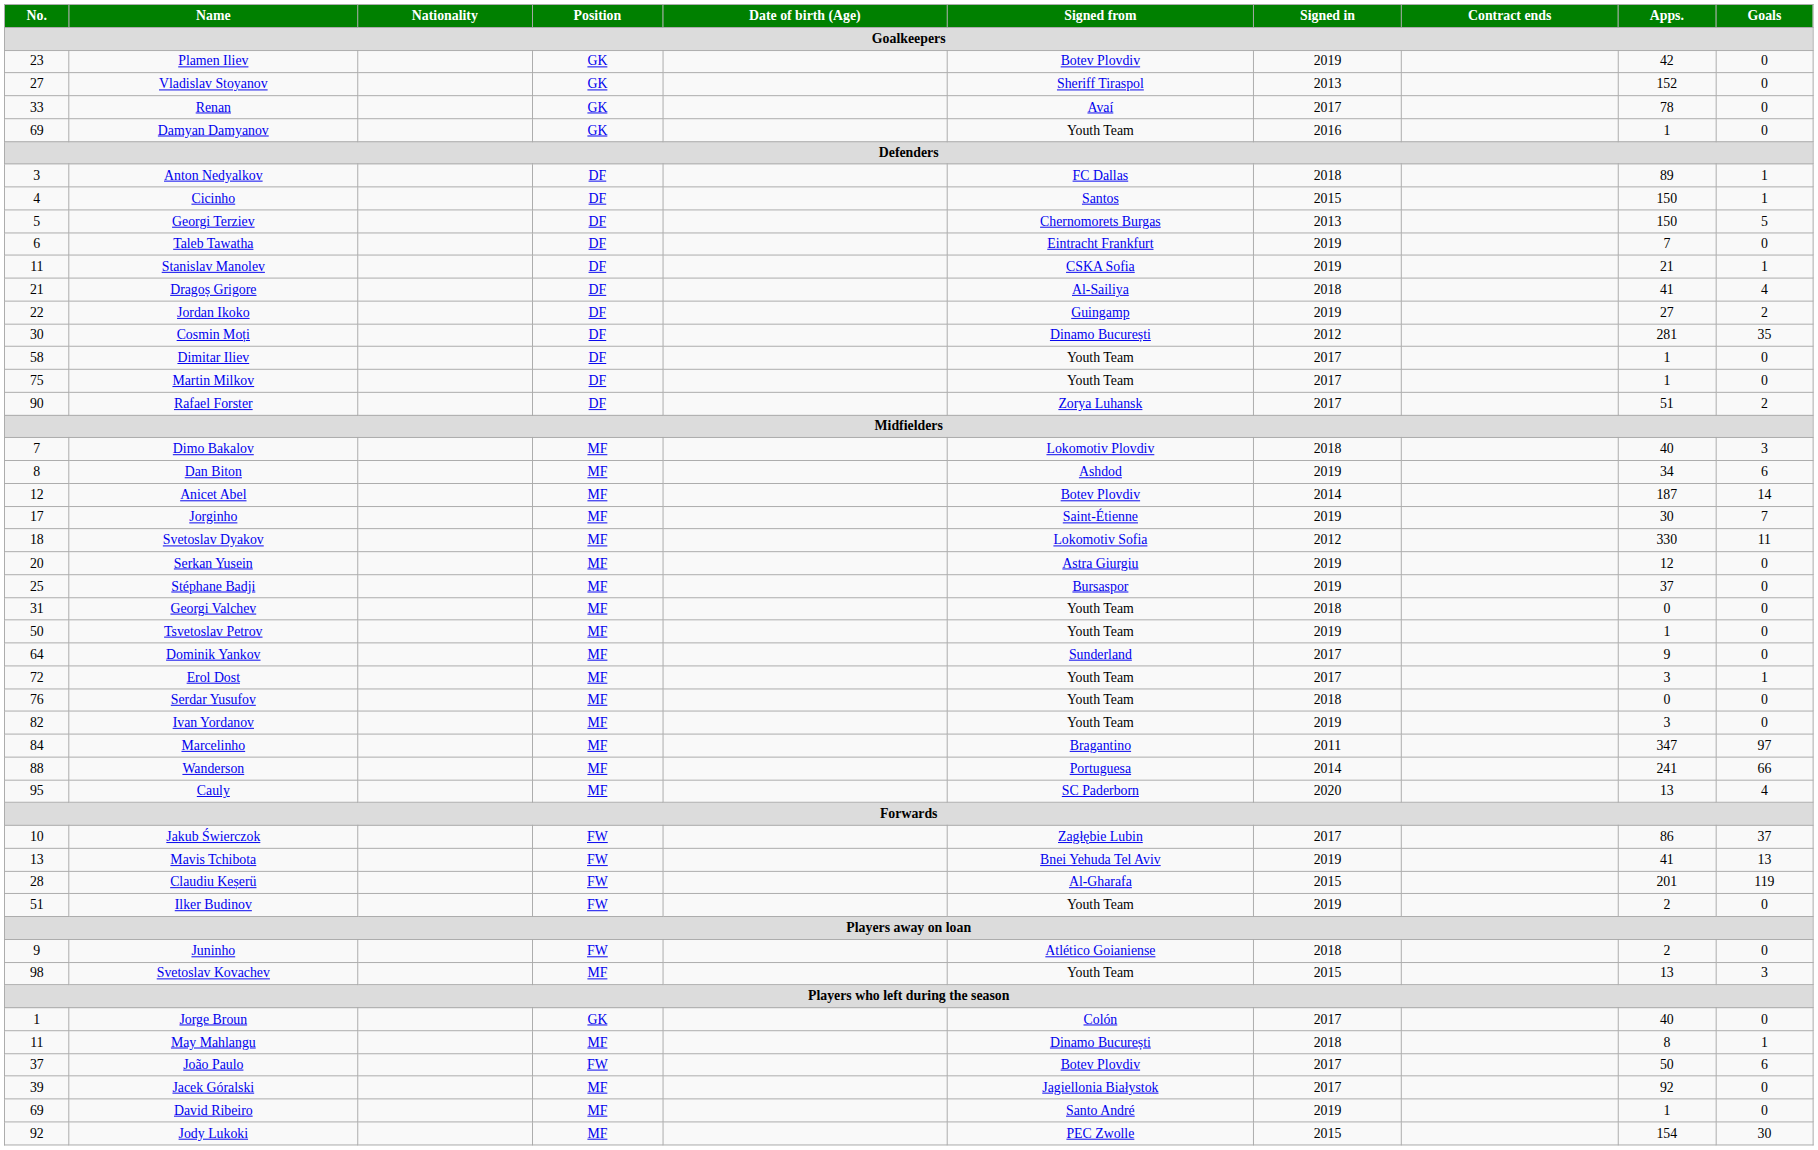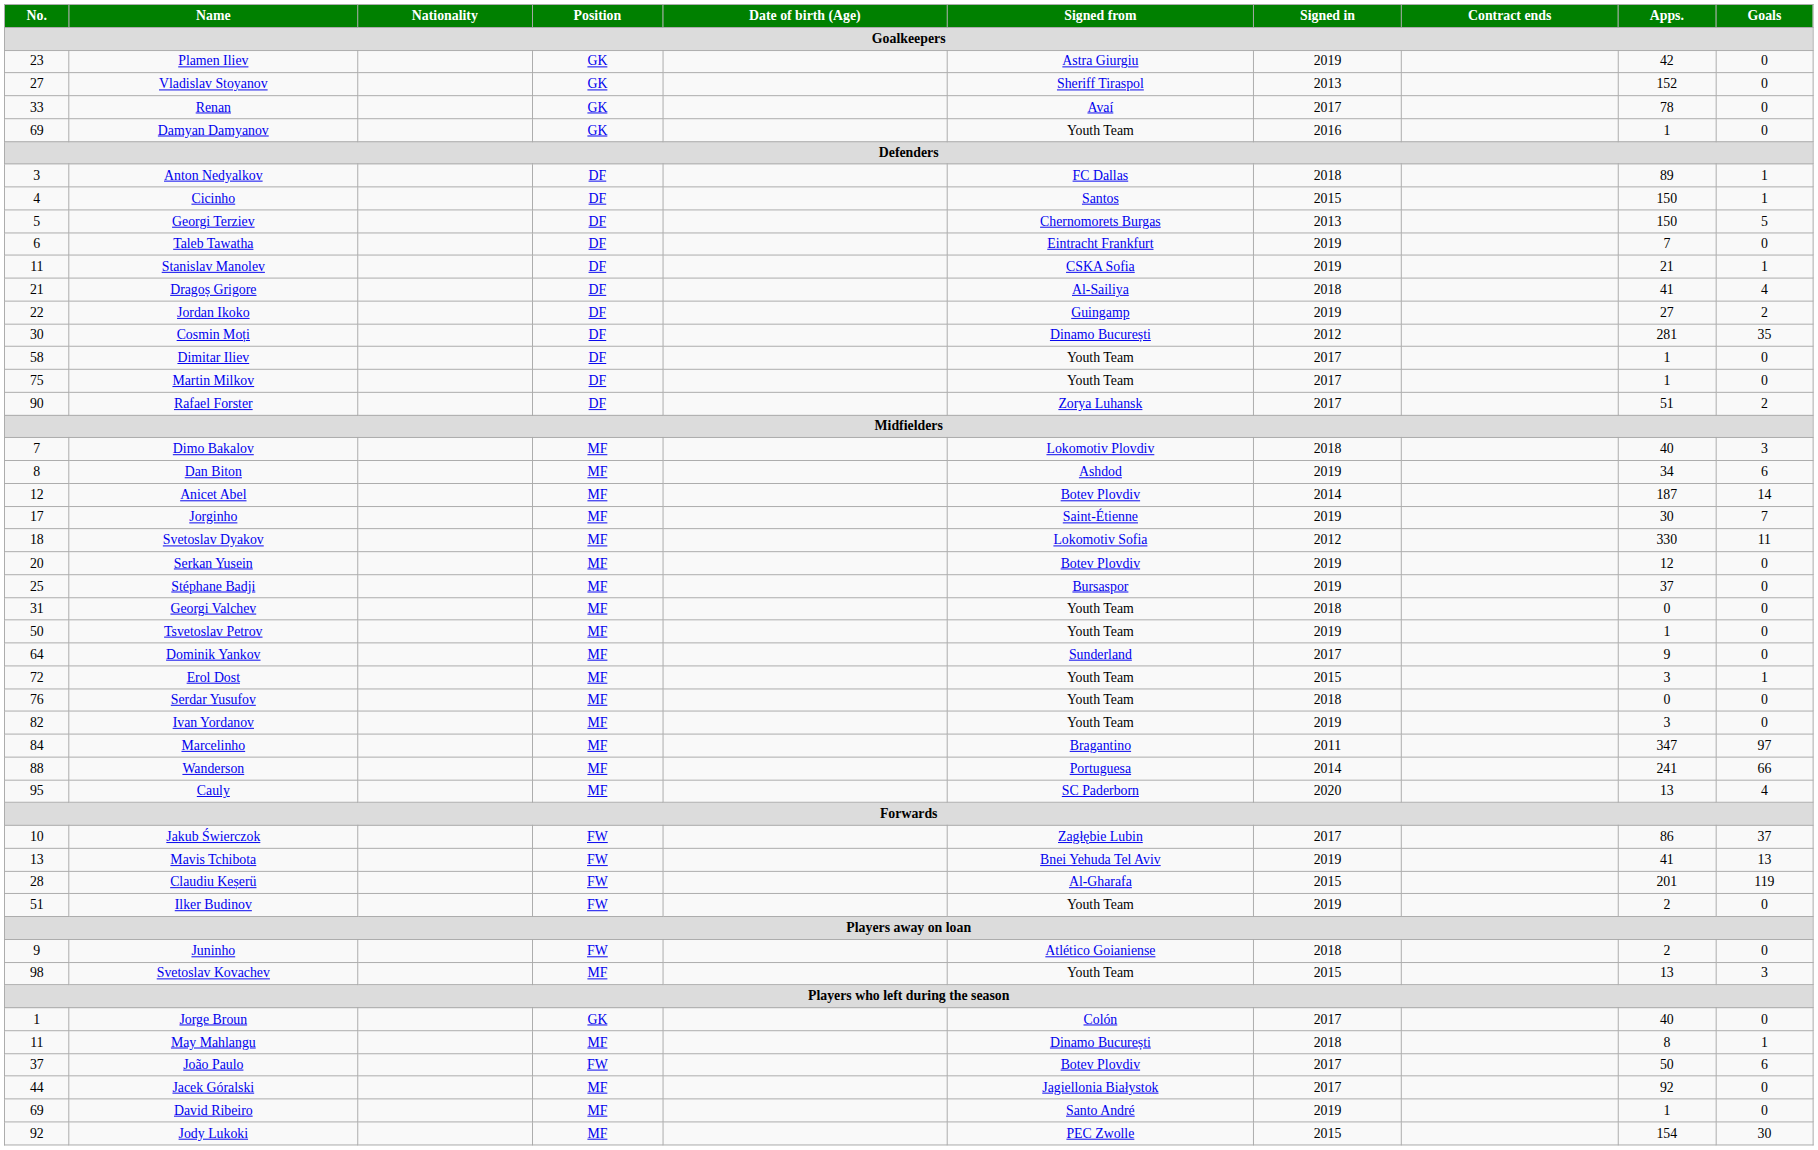(1100, 61) Botev Plovdiv -> (1100, 61) Astra Giurgiu
(1100, 563) Astra Giurgiu -> (1100, 563) Botev Plovdiv
(1328, 677) 2017 -> (1328, 677) 2015
(37, 1087) 39 -> (37, 1087) 44
